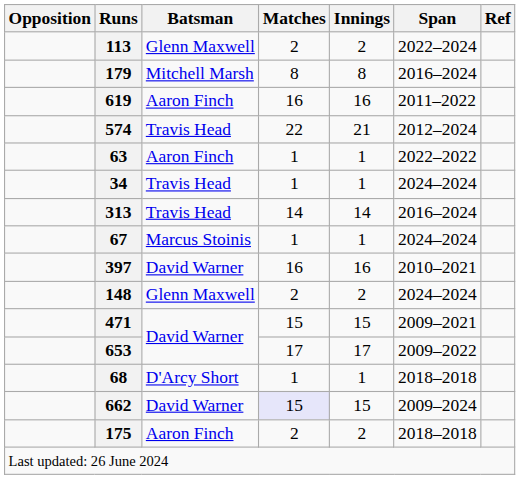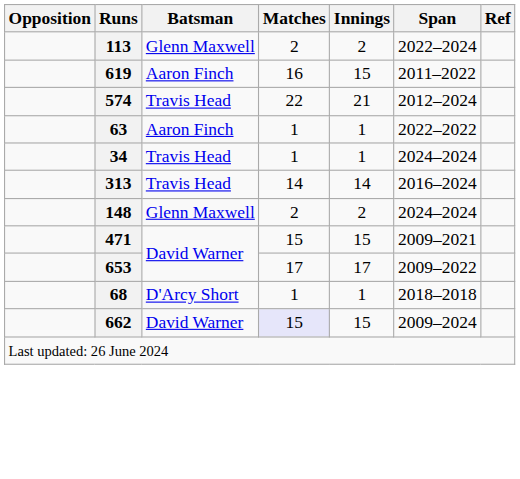- row: (118, 73)
(362, 101) 16 -> (362, 73) 15
- row: (118, 239)
- row: (118, 267)
- row: (118, 433)
